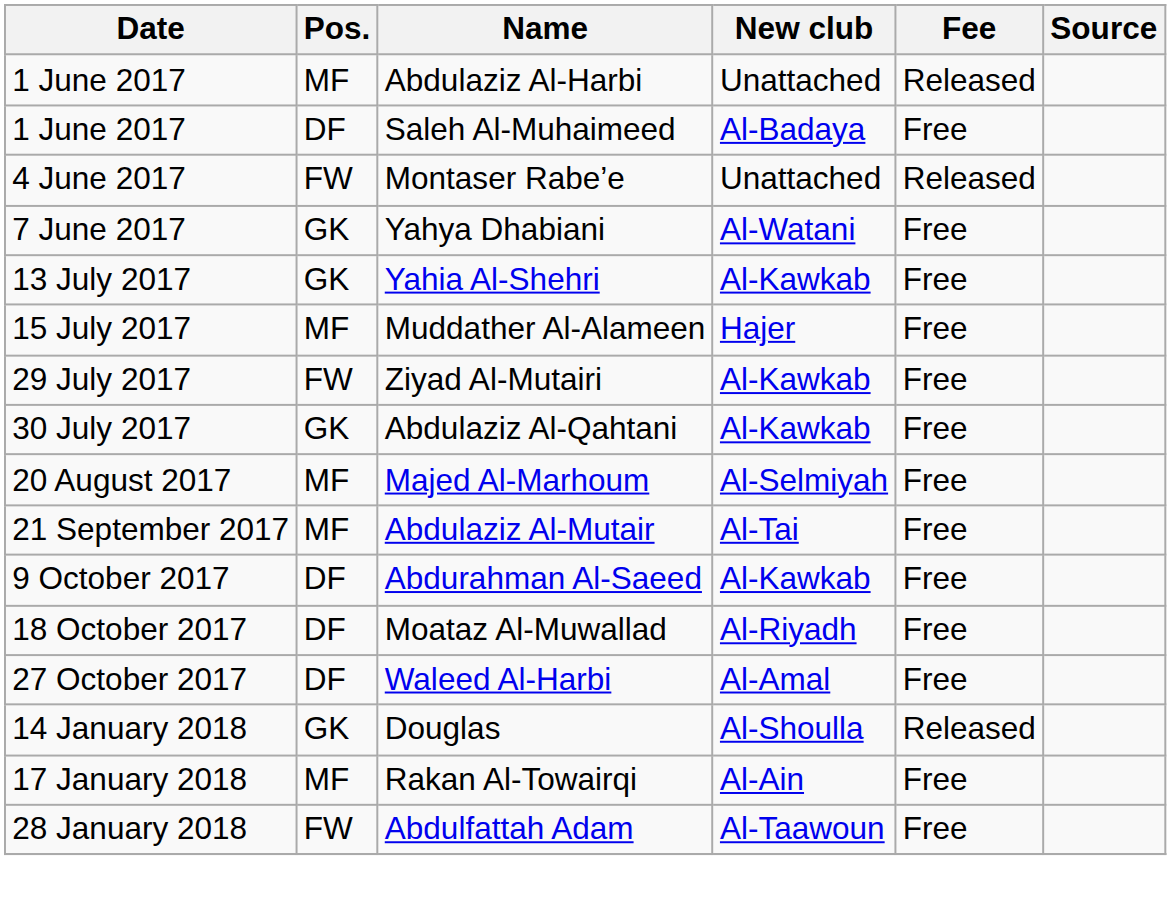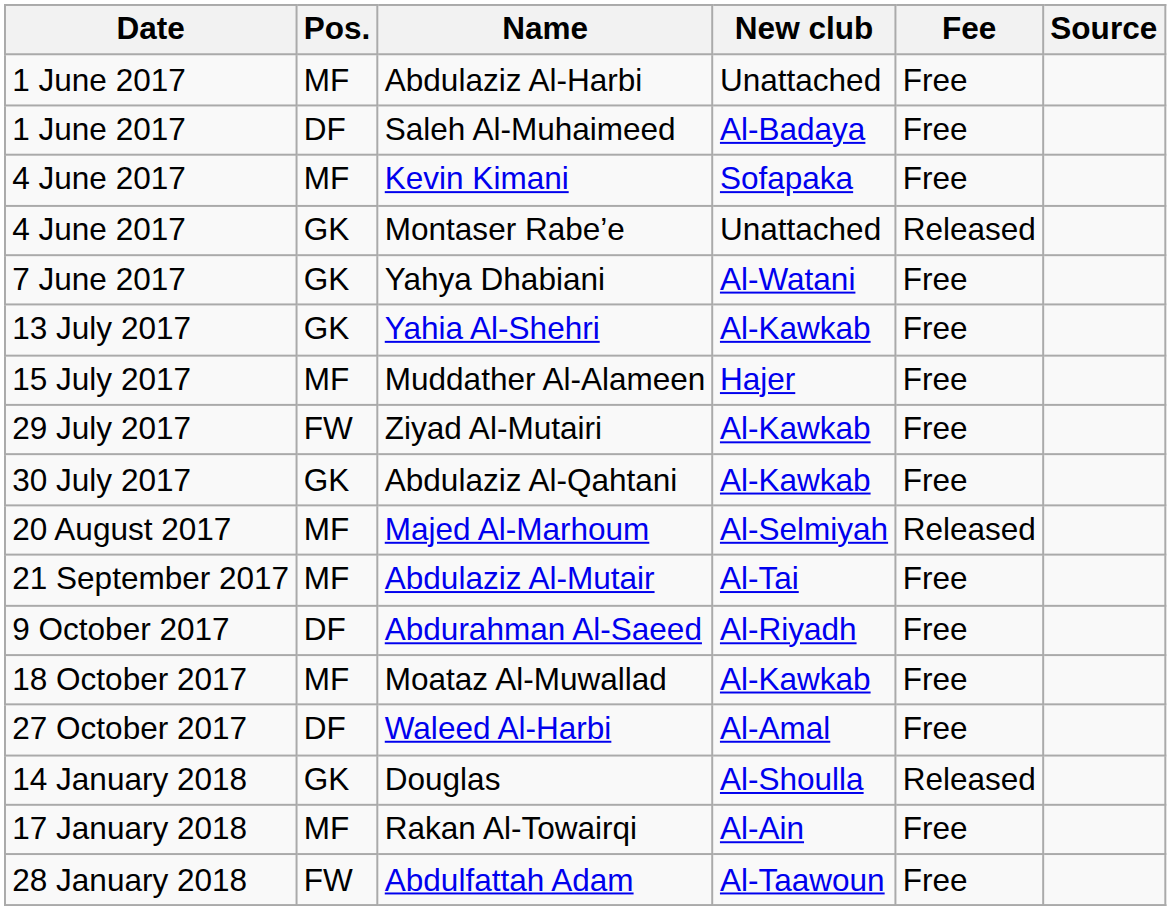(969, 79) Released -> (935, 79) Free
+ row: (477, 179)
(328, 179) FW -> (326, 229) GK
(935, 479) Free -> (969, 529) Released
(795, 579) Al-Kawkab -> (788, 629) Al-Riyadh
(325, 629) DF -> (326, 679) MF
(788, 629) Al-Riyadh -> (795, 679) Al-Kawkab
